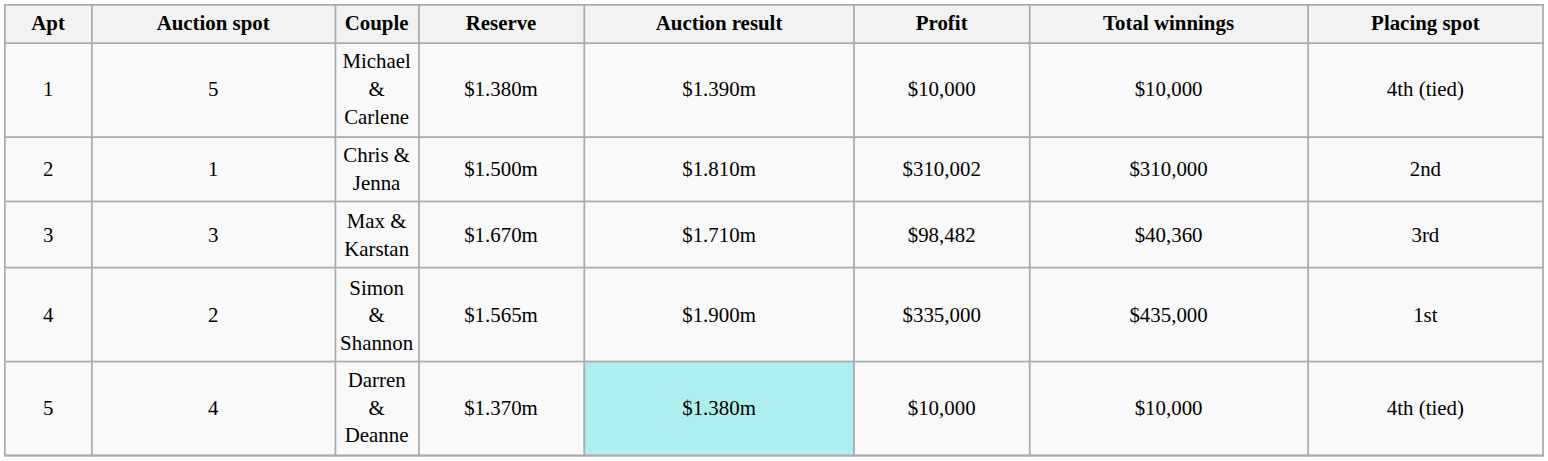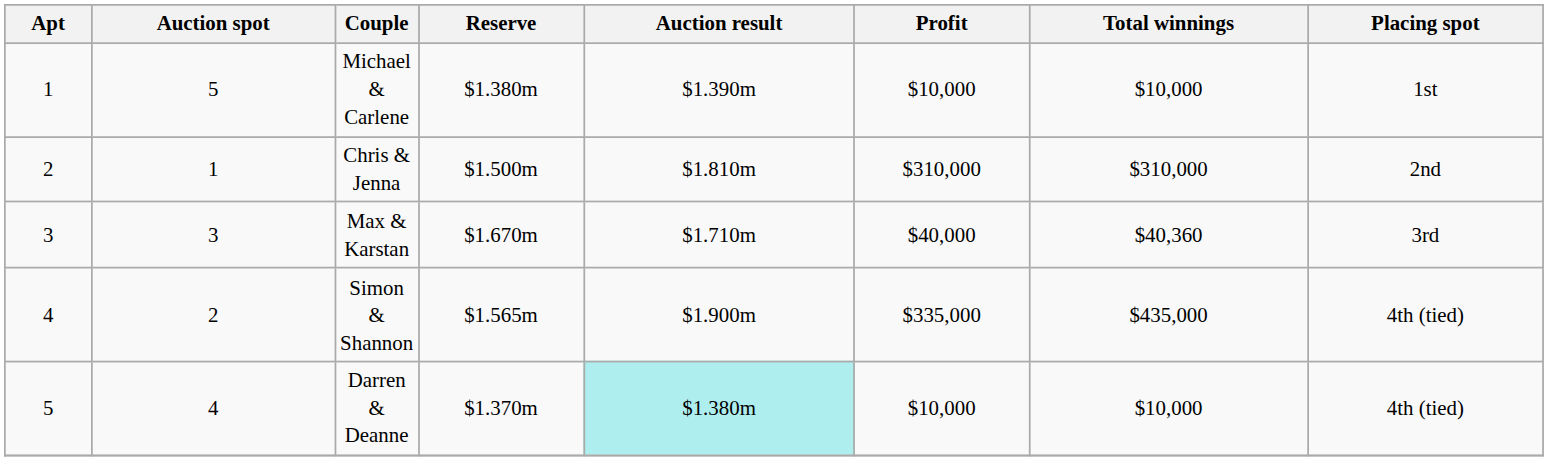(1425, 90) 4th (tied) -> (1425, 90) 1st
(942, 169) $310,002 -> (942, 169) $310,000
(942, 235) $98,482 -> (942, 235) $40,000
(1425, 315) 1st -> (1425, 315) 4th (tied)
